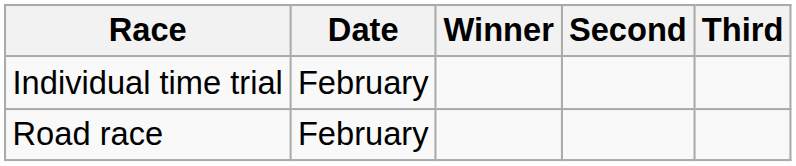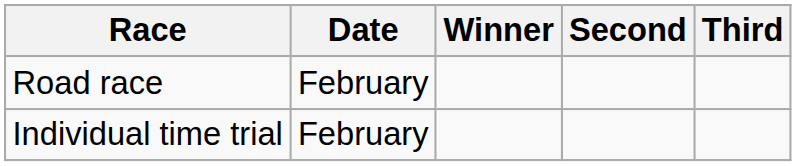rows swapped: (88, 133) <-> (148, 82)
